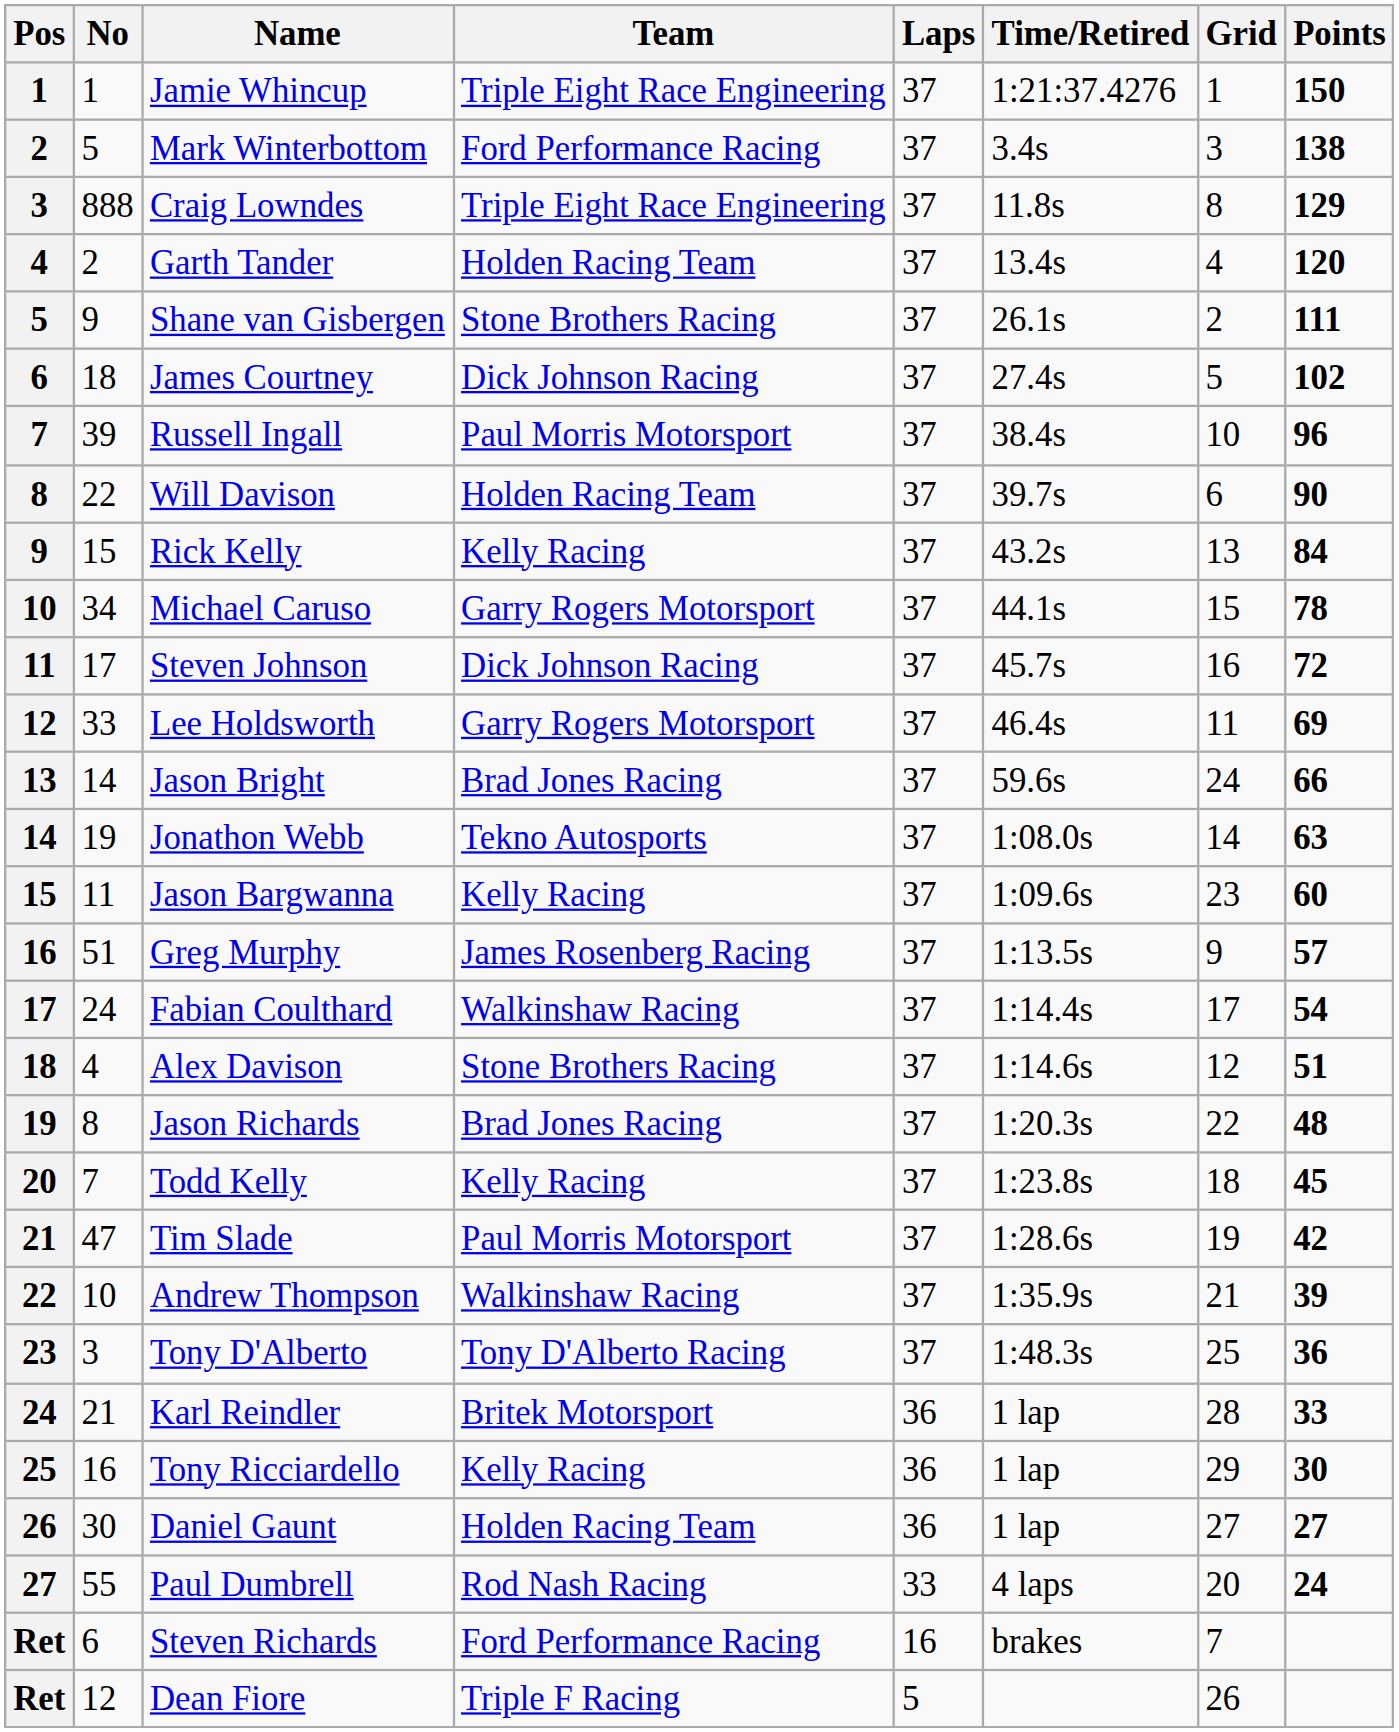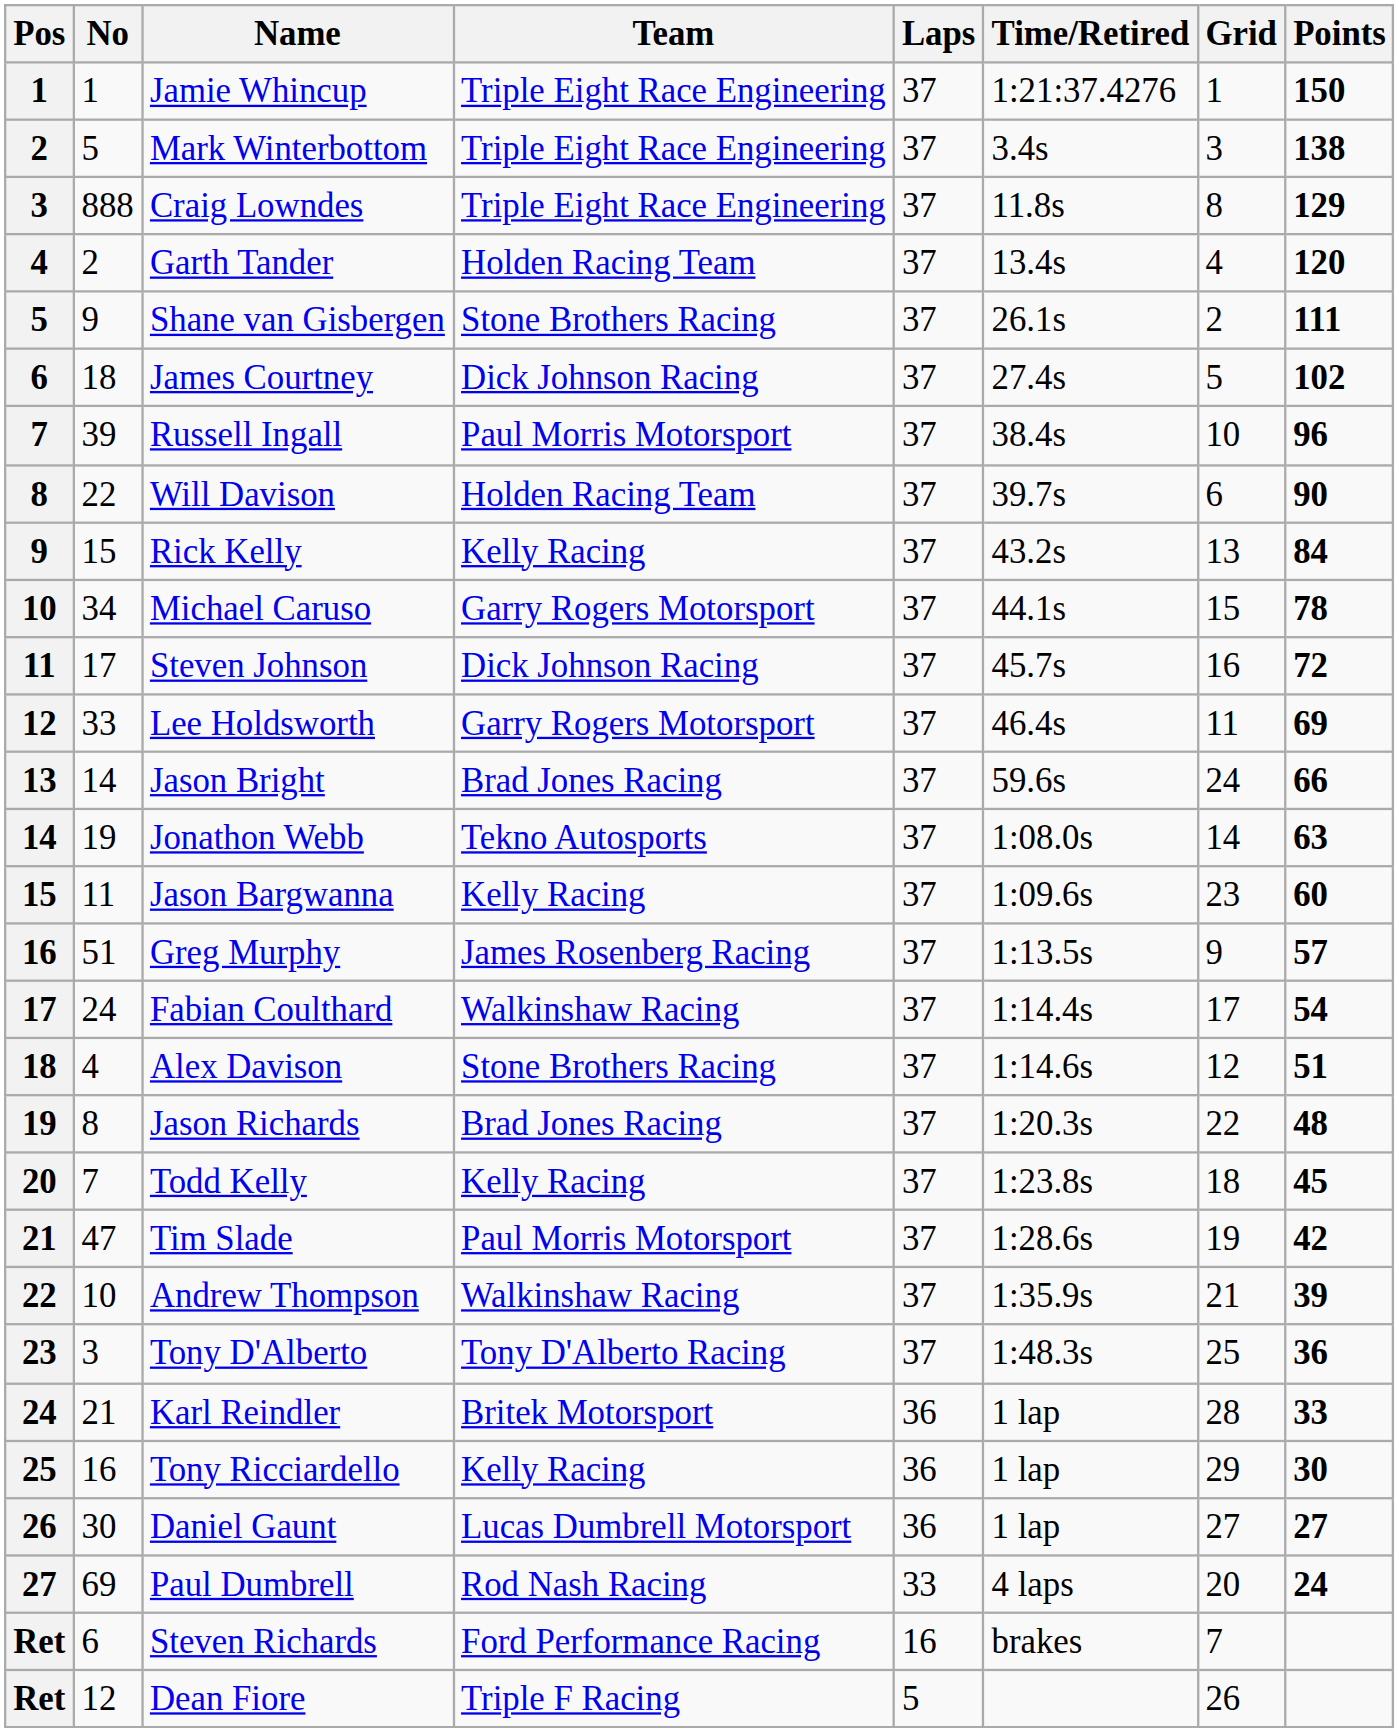(641, 148) Ford Performance Racing -> (673, 148) Triple Eight Race Engineering
(608, 1525) Holden Racing Team -> (656, 1525) Lucas Dumbrell Motorsport
(99, 1582) 55 -> (99, 1582) 69
